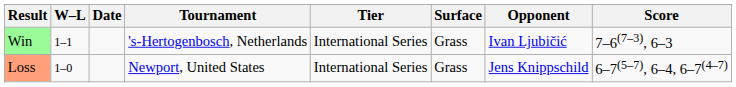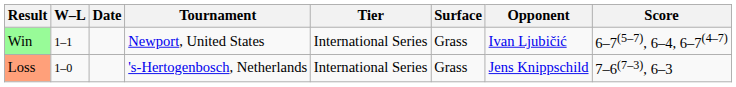(218, 41) 's-Hertogenbosch, Netherlands -> (196, 41) Newport, United States
(634, 41) 7–6(7–3), 6–3 -> (662, 41) 6–7(5–7), 6–4, 6–7(4–7)
(196, 68) Newport, United States -> (218, 68) 's-Hertogenbosch, Netherlands
(662, 68) 6–7(5–7), 6–4, 6–7(4–7) -> (634, 68) 7–6(7–3), 6–3
